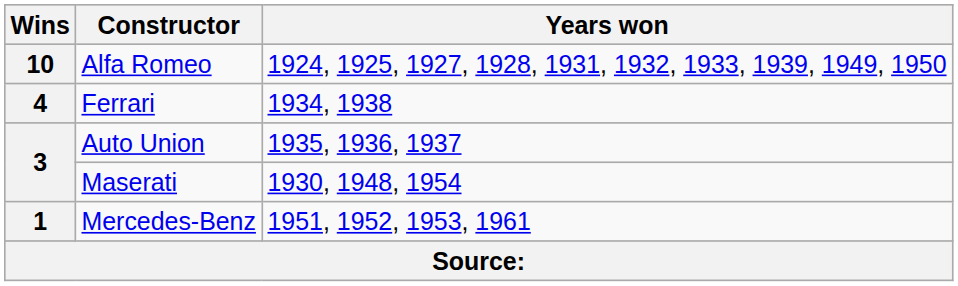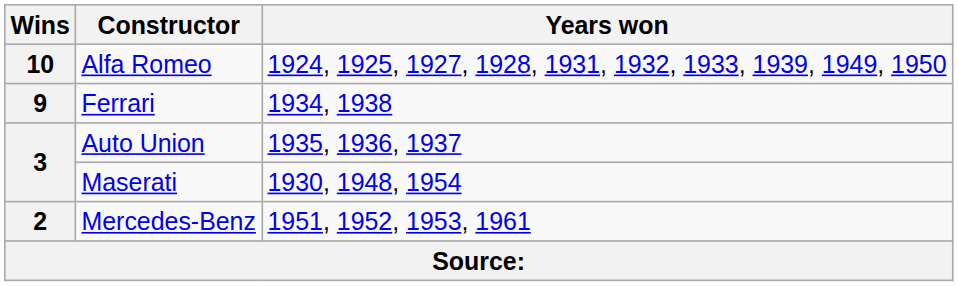(40, 104) 4 -> (40, 104) 9
(40, 222) 1 -> (40, 222) 2
